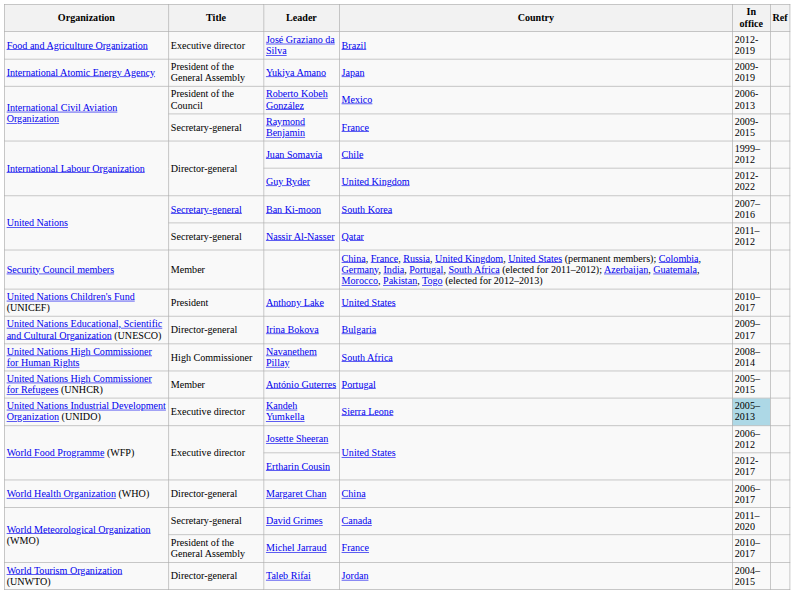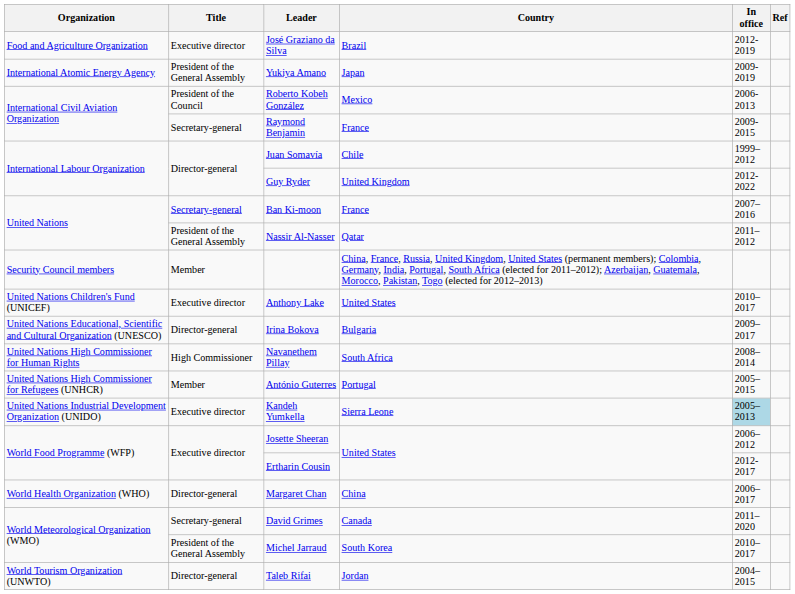(367, 209) South Korea -> (355, 209) France
(206, 236) Secretary-general -> (208, 236) President of the General Assembly
(190, 302) President -> (208, 302) Executive director
(355, 548) France -> (367, 548) South Korea
